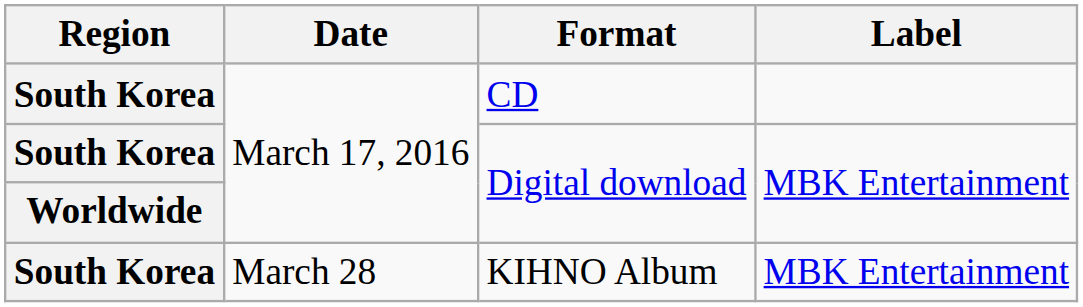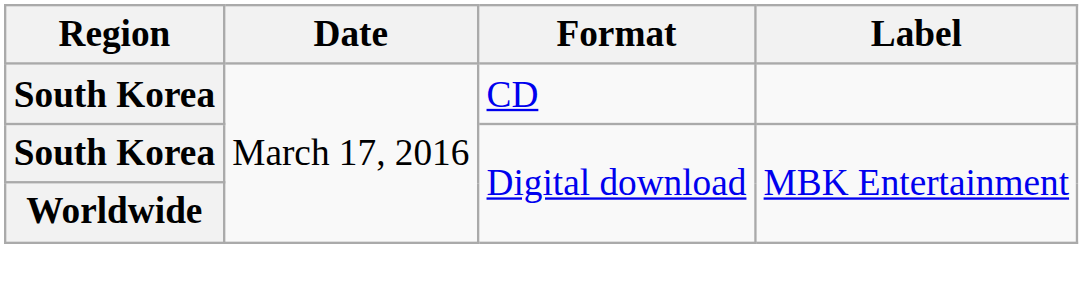- row: (304, 270)
